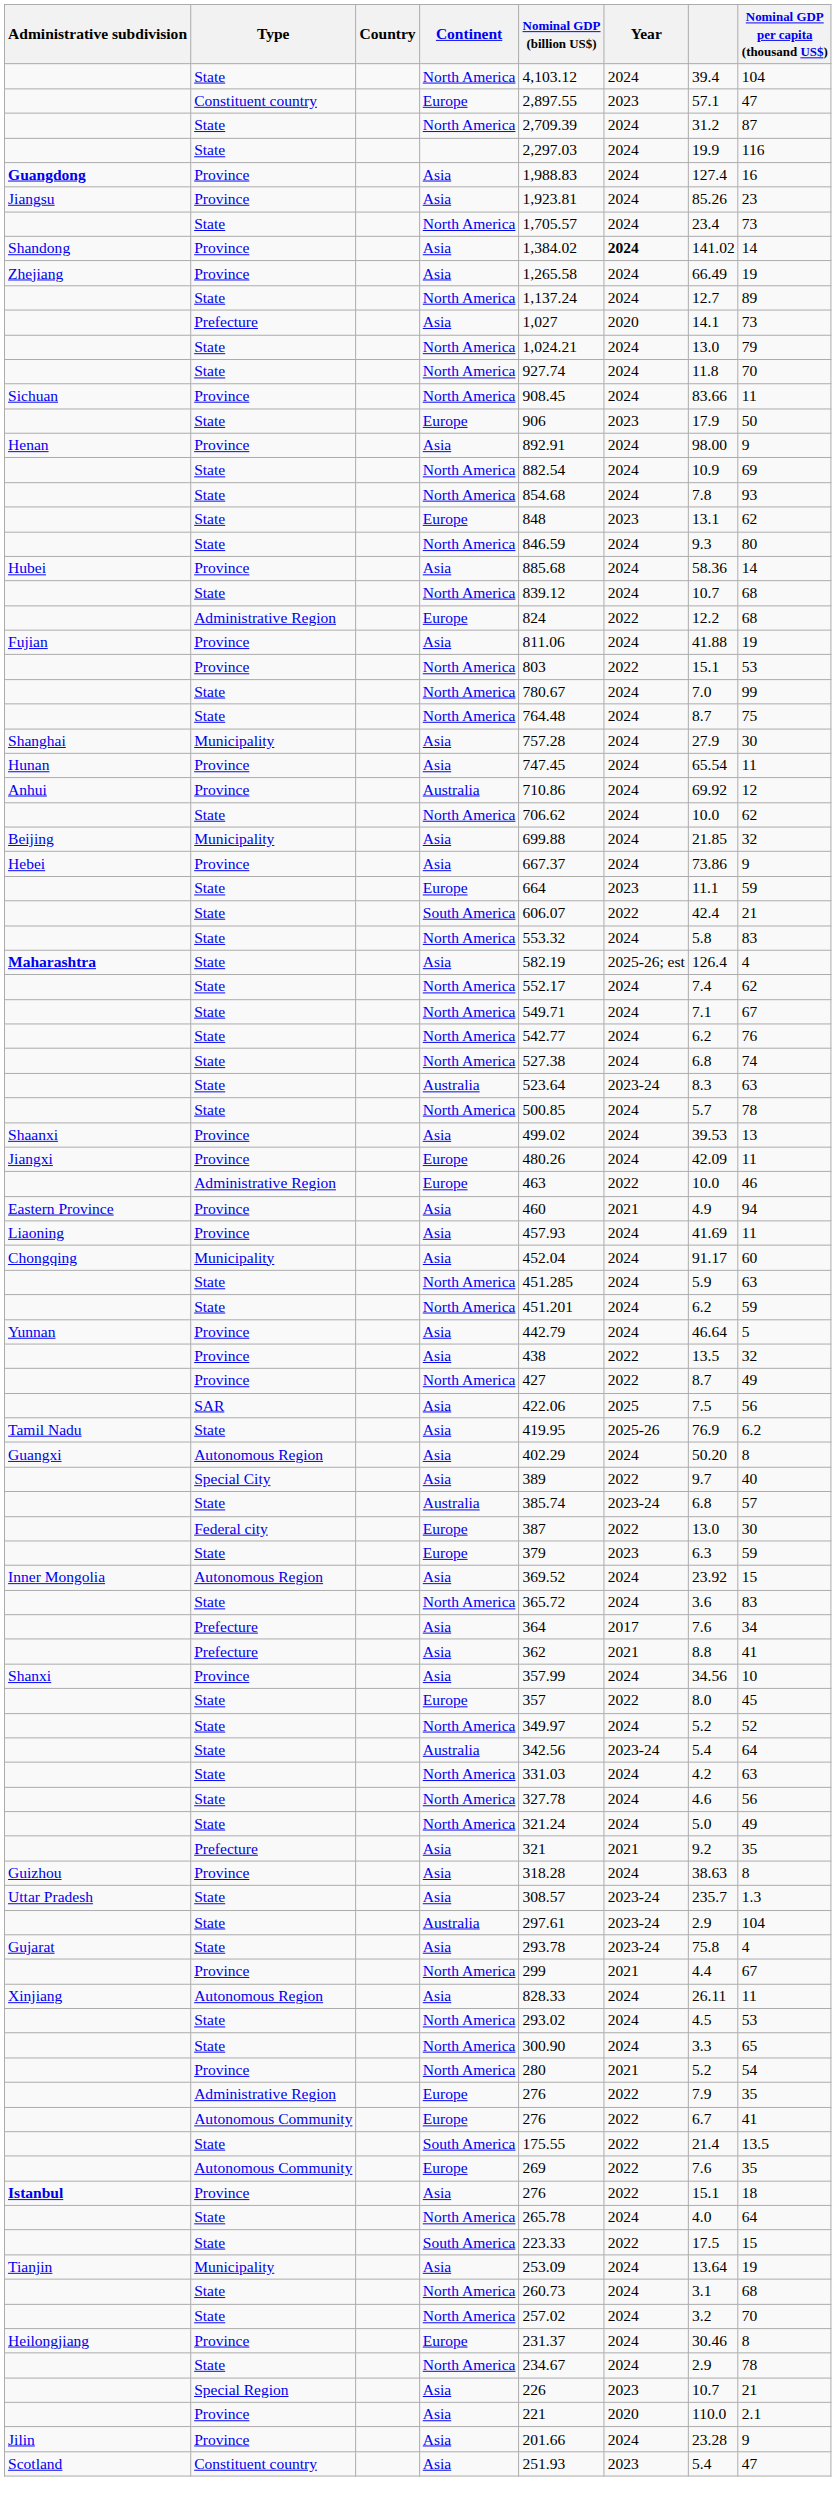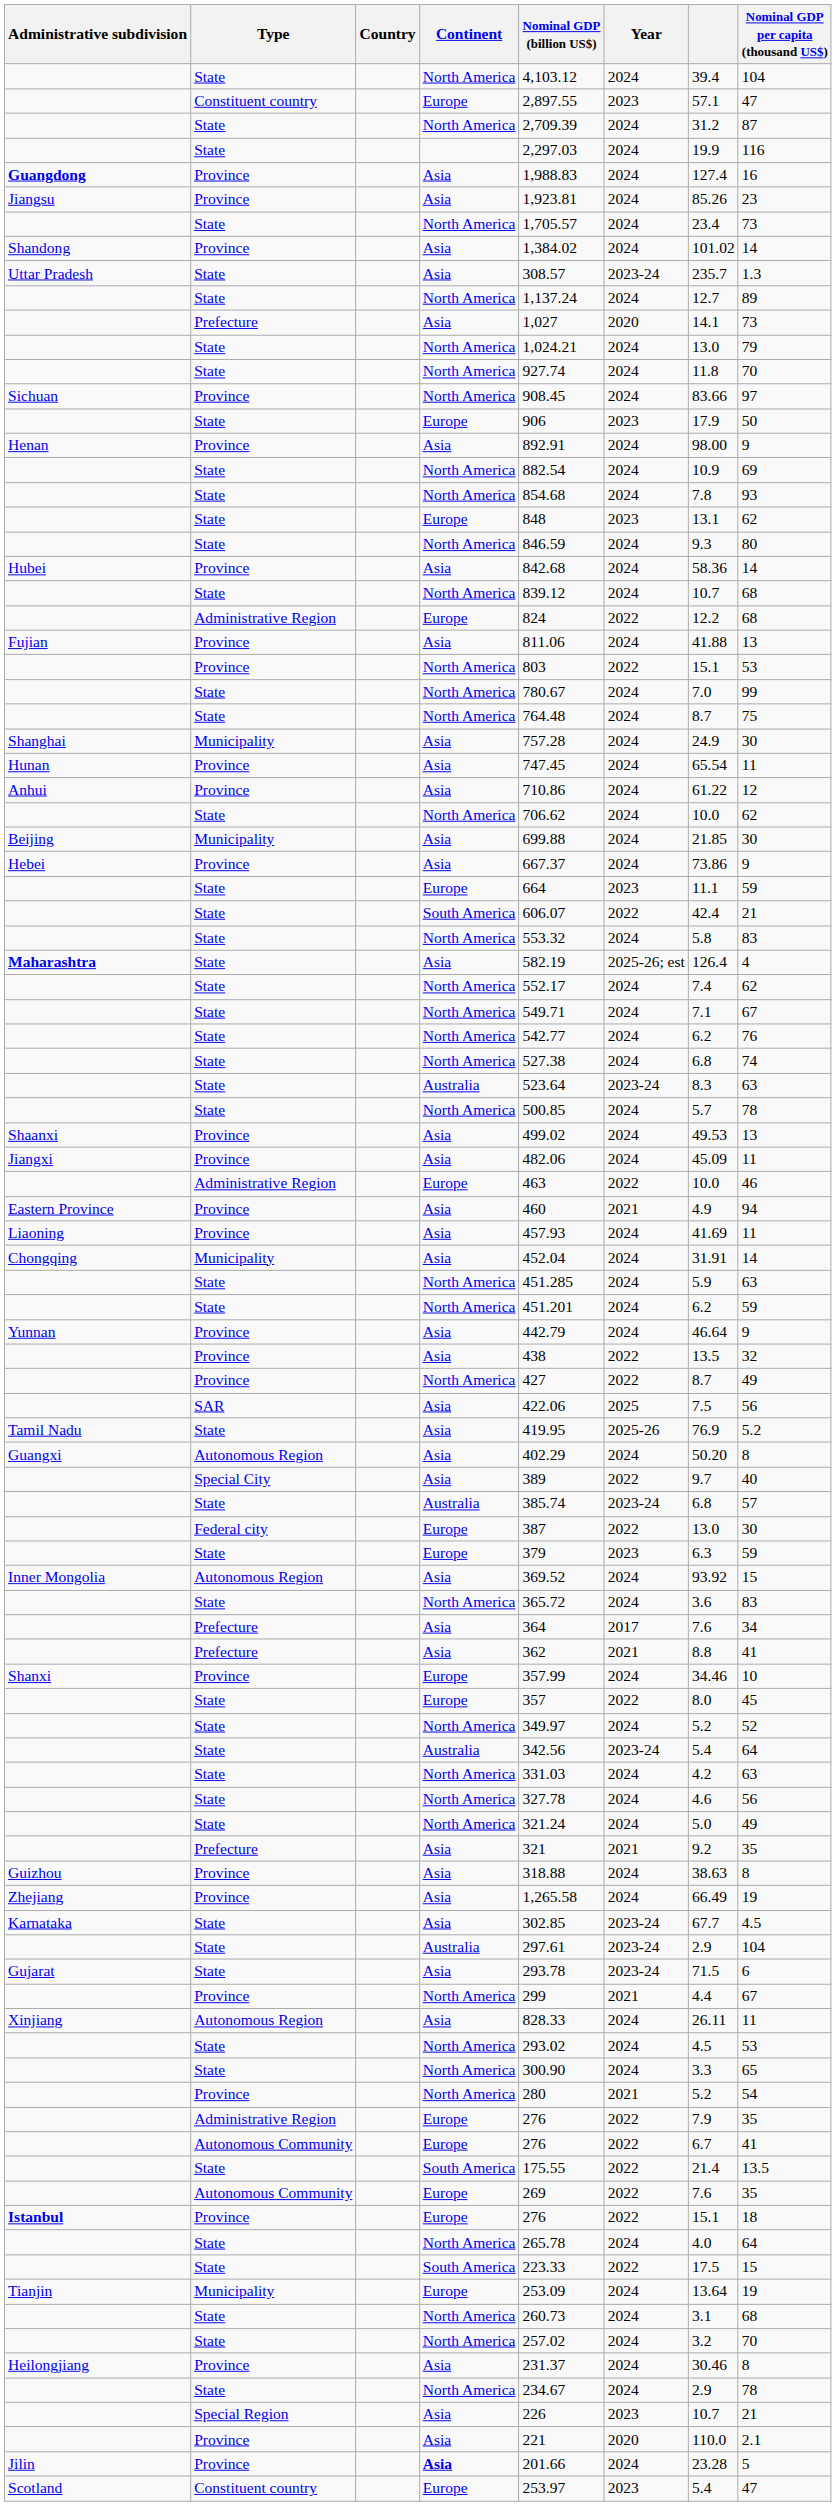(623, 248) bold -> (623, 248) normal
(713, 248) 141.02 -> (713, 248) 101.02
rows swapped: (36, 273) <-> (51, 1897)
(749, 396) 11 -> (750, 396) 97
(544, 568) 885.68 -> (544, 568) 842.68
(750, 642) 19 -> (750, 642) 13
(706, 740) 27.9 -> (706, 740) 24.9
(451, 790) Australia -> (437, 790) Asia
(709, 790) 69.92 -> (709, 790) 61.22
(750, 839) 32 -> (750, 839) 30
(709, 1134) 39.53 -> (709, 1134) 49.53
(445, 1159) Europe -> (437, 1159) Asia
(544, 1159) 480.26 -> (544, 1159) 482.06
(709, 1159) 42.09 -> (709, 1159) 45.09
(709, 1257) 91.17 -> (709, 1257) 31.91
(750, 1257) 60 -> (750, 1257) 14
(746, 1331) 5 -> (746, 1331) 9
(752, 1430) 6.2 -> (752, 1430) 5.2
(709, 1577) 23.92 -> (709, 1577) 93.92
(437, 1676) Asia -> (445, 1676) Europe
(709, 1676) 34.56 -> (709, 1676) 34.46
(544, 1873) 318.28 -> (544, 1873) 318.88
+ row: (40, 1922)
(706, 1946) 75.8 -> (706, 1971) 71.5
(746, 1946) 4 -> (746, 1971) 6
(437, 2193) Asia -> (445, 2217) Europe
(437, 2266) Asia -> (445, 2291) Europe
(445, 2340) Europe -> (437, 2365) Asia
(437, 2439) normal -> (437, 2463) bold
(746, 2439) 9 -> (746, 2463) 5
(437, 2463) Asia -> (445, 2488) Europe
(544, 2463) 251.93 -> (544, 2488) 253.97
